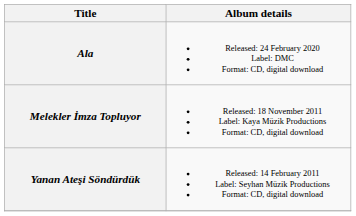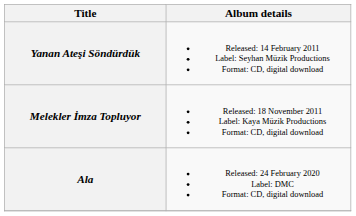rows swapped: (85, 179) <-> (85, 53)
